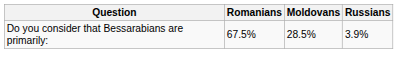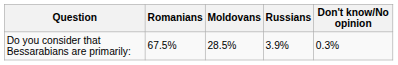+ column: (353, 18)
